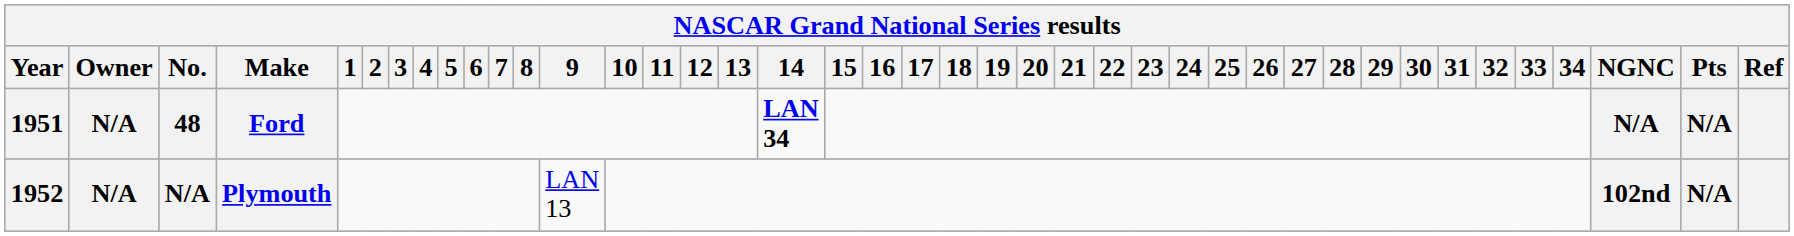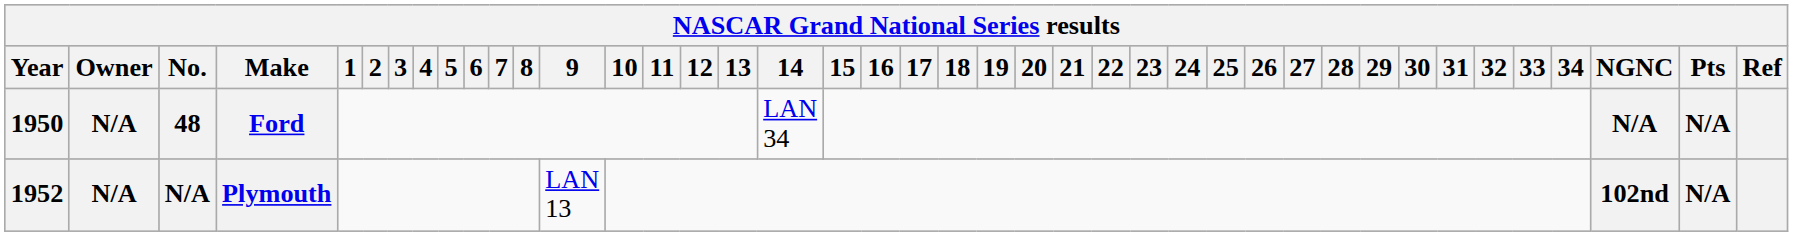(37, 123) 1951 -> (37, 123) 1950
(791, 123) bold -> (790, 123) normal
